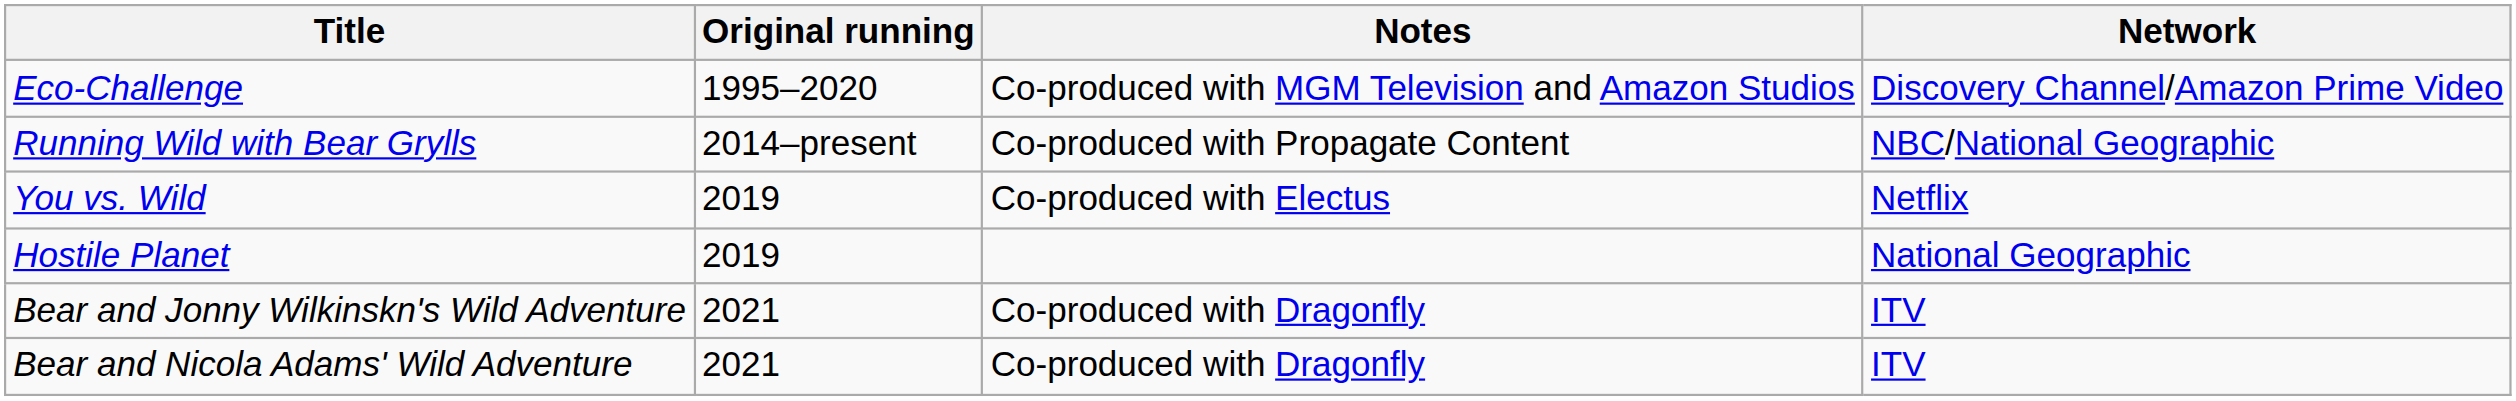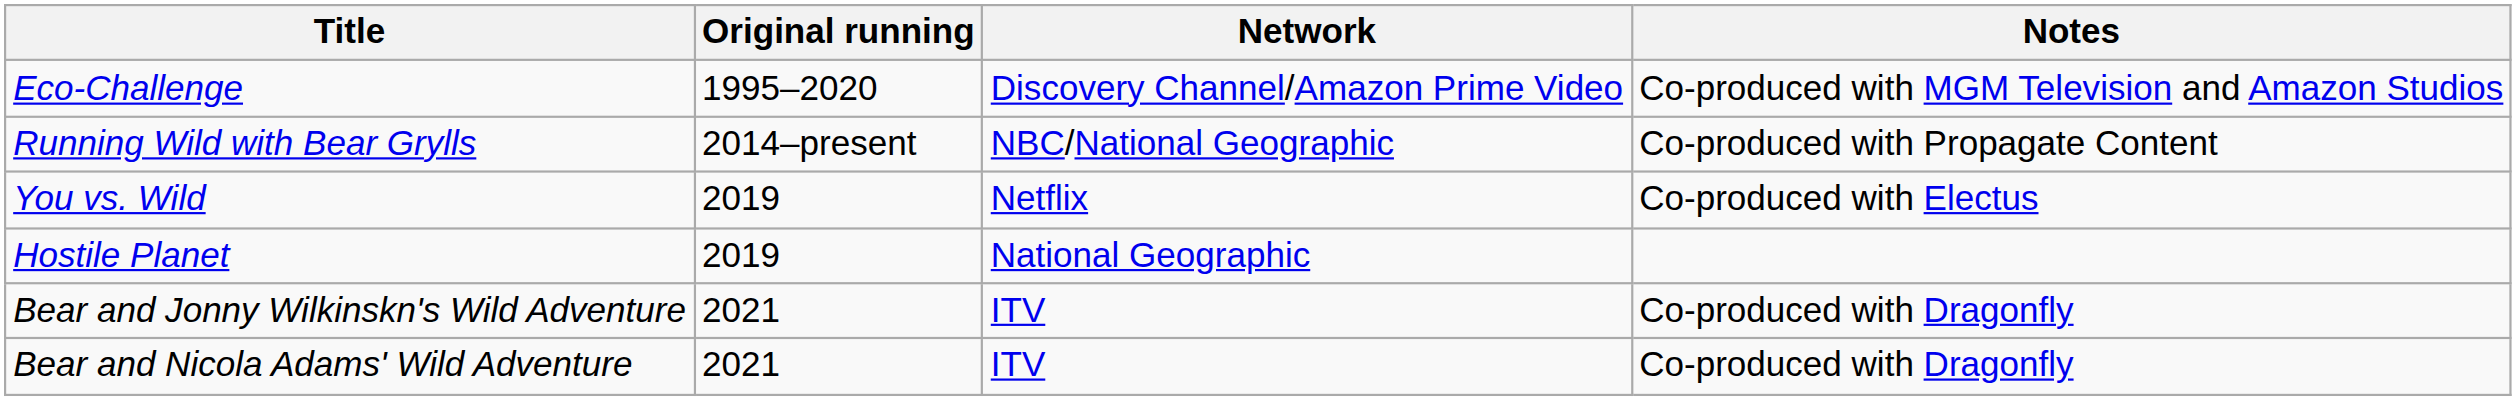columns swapped: (2187, 32) <-> (1423, 32)
